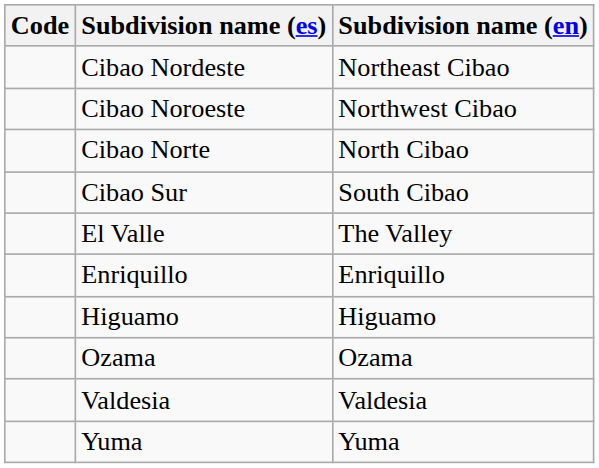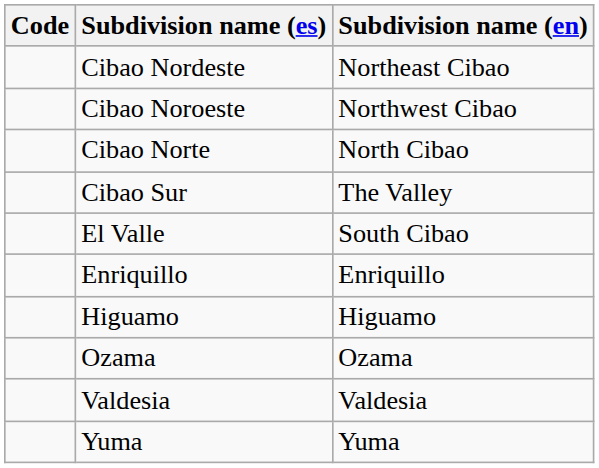(404, 191) South Cibao -> (395, 191) The Valley
(395, 233) The Valley -> (404, 233) South Cibao
